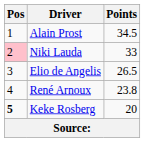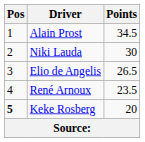(10, 52) pink background -> (10, 52) no background
(131, 52) 33 -> (131, 52) 30
(127, 90) 23.8 -> (127, 90) 23.5
